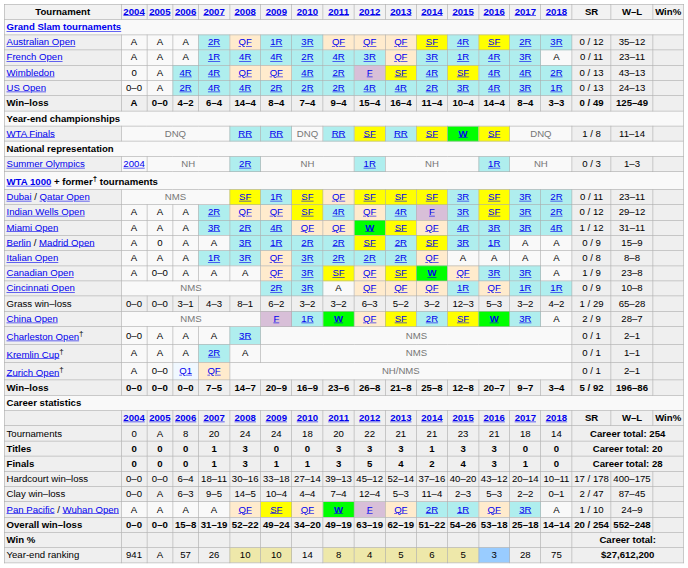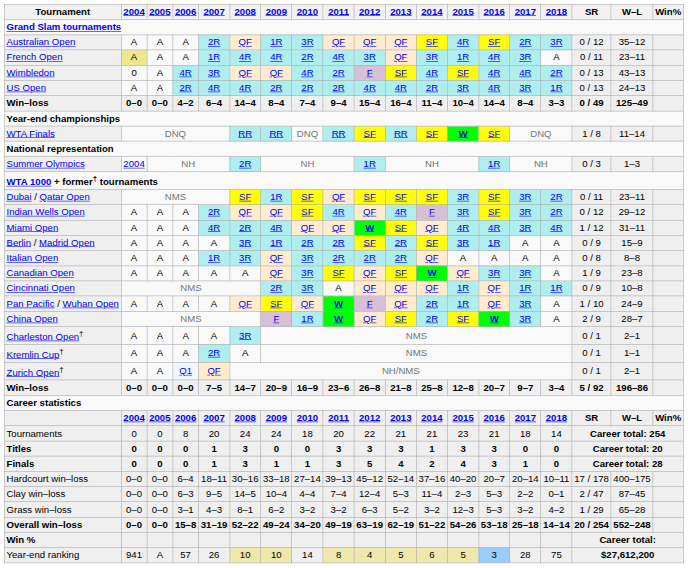(134, 57) no background -> (134, 57) khaki background
(214, 73) 4R -> (214, 73) 3R
(134, 88) 0–0 -> (134, 88) A
(134, 103) A -> (134, 103) 0–0
(214, 227) 3R -> (214, 227) 4R
(494, 227) 3R -> (494, 227) 4R
(160, 243) 0 -> (160, 243) A
(160, 273) 0–0 -> (160, 273) A
rows swapped: (63, 509) <-> (39, 303)
(134, 335) 0–0 -> (134, 335) A
(160, 371) 0–0 -> (160, 371) A
(160, 433) A -> (160, 433) 0
(494, 479) 43–12 -> (494, 479) 20–7
(160, 494) A -> (160, 494) 0–0
